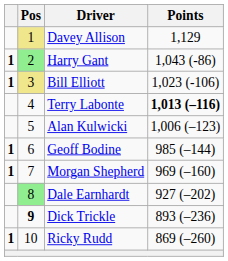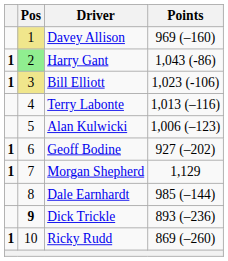(185, 38) 1,129 -> (185, 38) 969 (–160)
(185, 105) bold -> (185, 105) normal
(185, 149) 985 (–144) -> (185, 149) 927 (–202)
(185, 171) 969 (–160) -> (185, 171) 1,129
(31, 194) lightgreen background -> (31, 194) no background
(185, 194) 927 (–202) -> (185, 194) 985 (–144)
